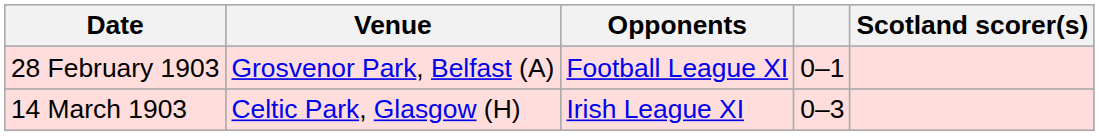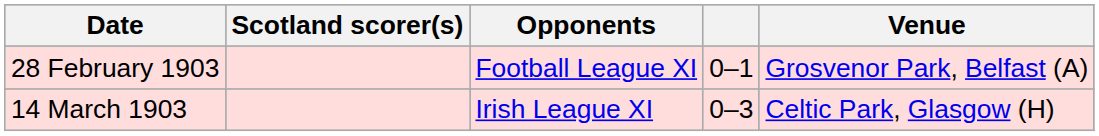columns swapped: (393, 25) <-> (972, 25)
